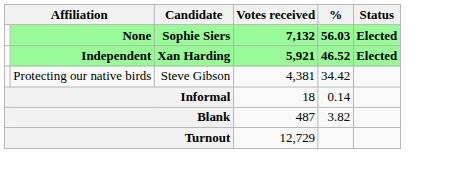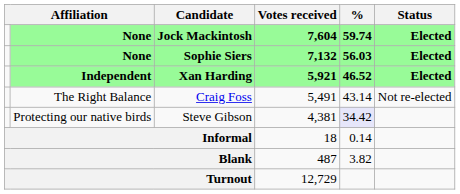+ row: (205, 35)
+ row: (224, 96)
(336, 76) no background -> (357, 117) lavender background
